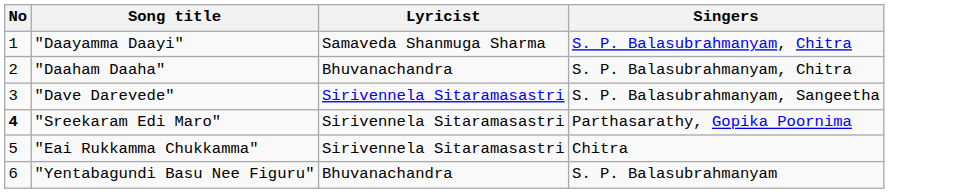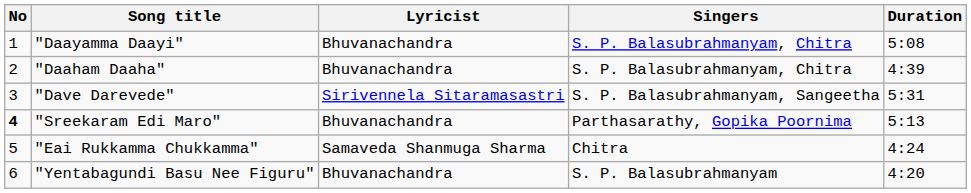+ column: (925, 17)
(434, 44) Samaveda Shanmuga Sharma -> (387, 44) Bhuvanachandra
(443, 122) Sirivennela Sitaramasastri -> (387, 122) Bhuvanachandra
(443, 148) Sirivennela Sitaramasastri -> (434, 148) Samaveda Shanmuga Sharma
